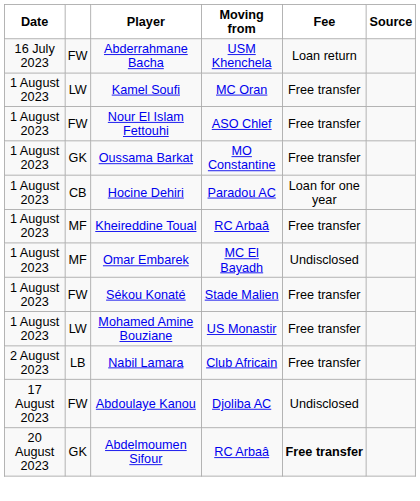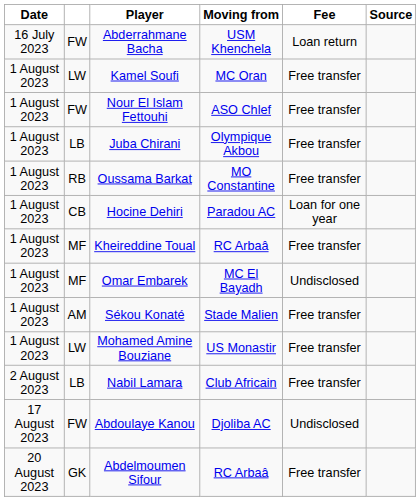+ row: (145, 144)
(78, 158) GK -> (77, 178) RB
(78, 295) FW -> (77, 315) AM
(324, 452) bold -> (325, 472) normal
